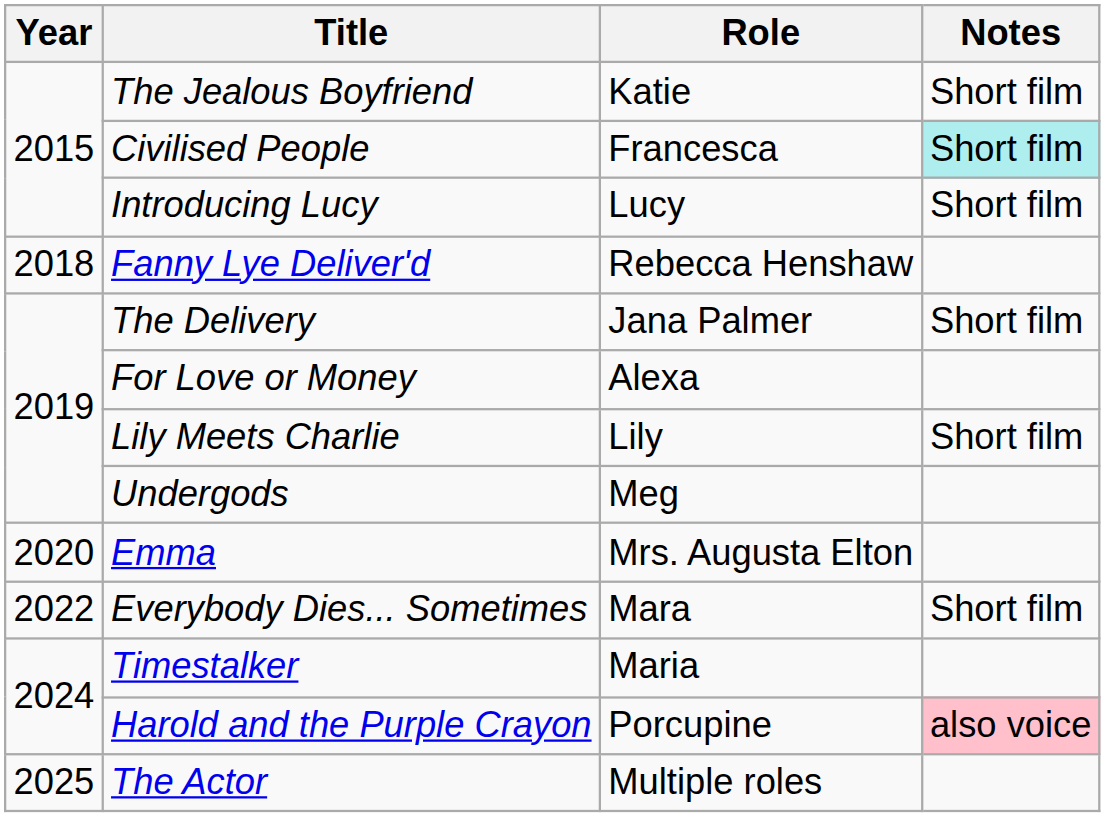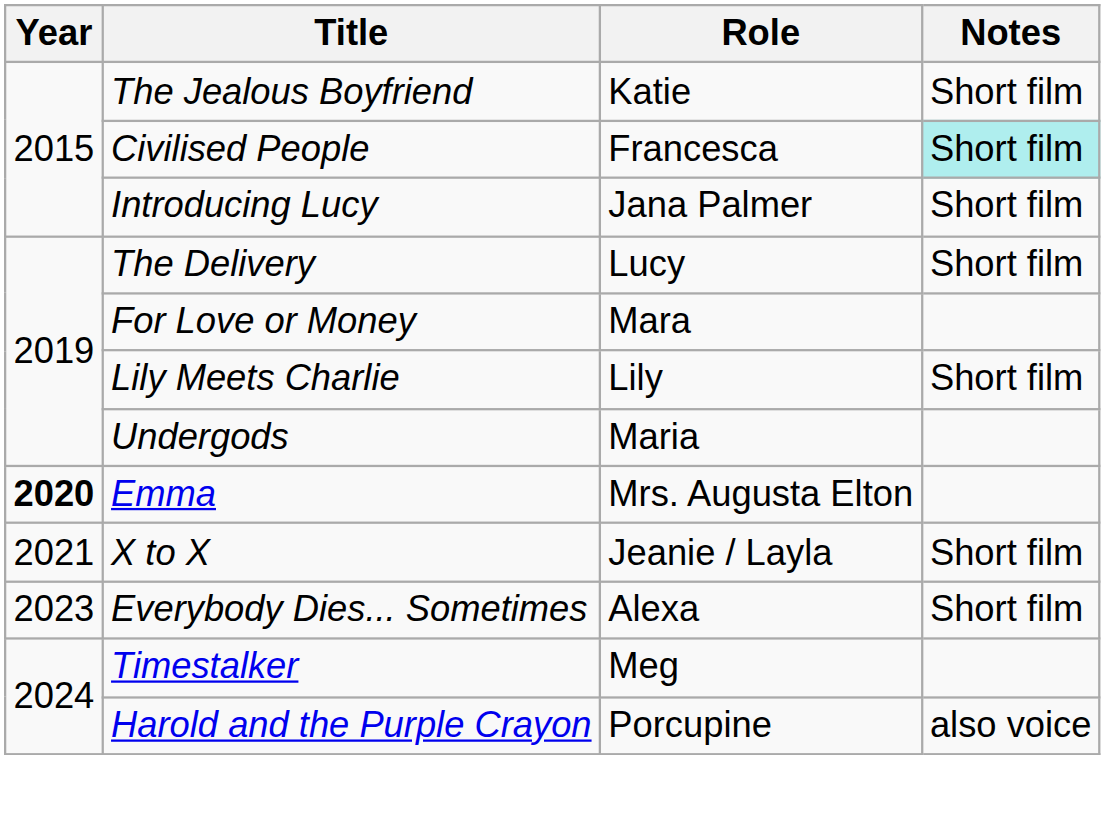(647, 206) Lucy -> (710, 206) Jana Palmer
- row: (271, 263)
(710, 321) Jana Palmer -> (647, 263) Lucy
(654, 378) Alexa -> (650, 321) Mara
(644, 494) Meg -> (654, 436) Maria
(54, 551) normal -> (54, 494) bold
+ row: (161, 551)
(54, 609) 2022 -> (54, 609) 2023
(650, 609) Mara -> (654, 609) Alexa
(654, 666) Maria -> (644, 666) Meg
(1011, 724) pink background -> (1011, 724) no background
- row: (189, 782)
